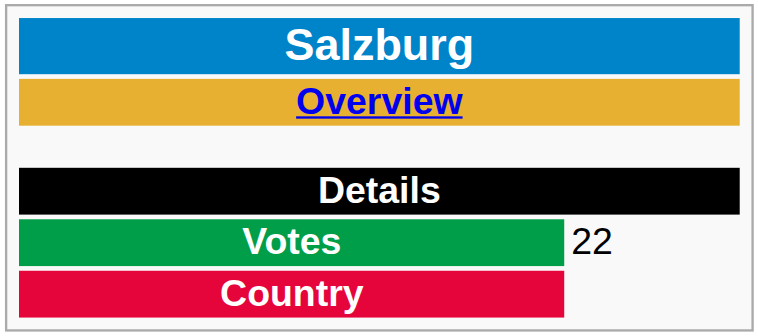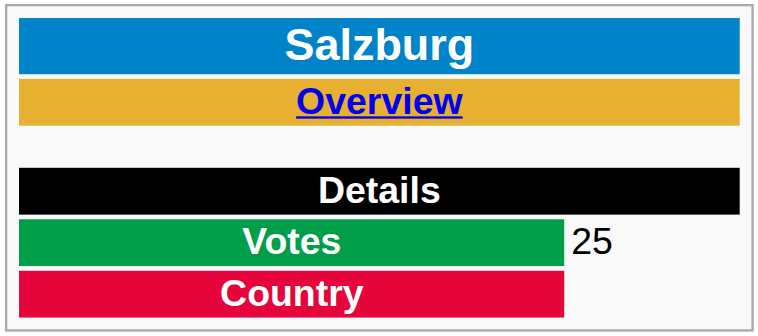(592, 241) 22 -> (592, 241) 25
